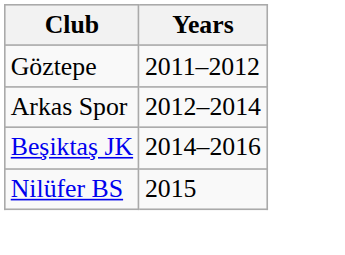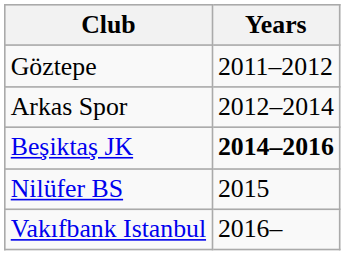(203, 147) normal -> (276, 147) bold
+ row: (108, 229)
